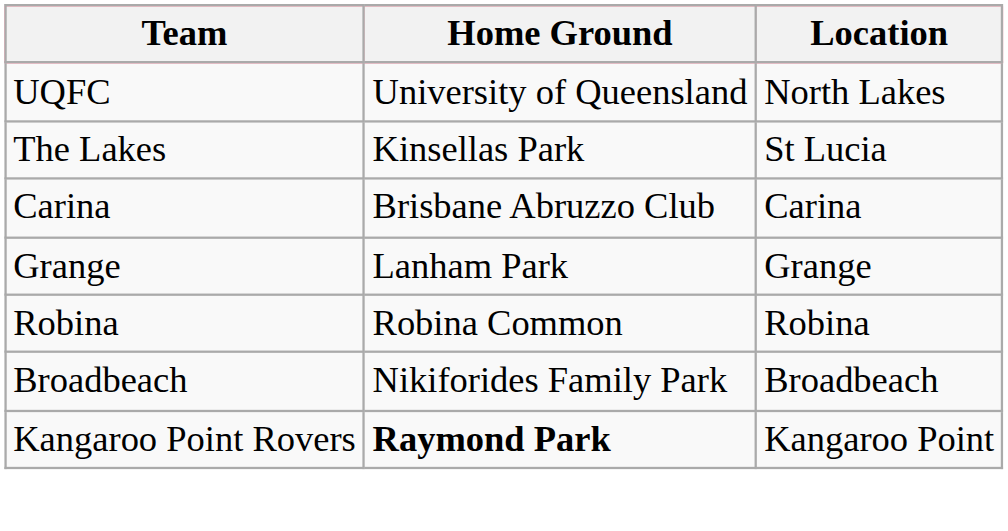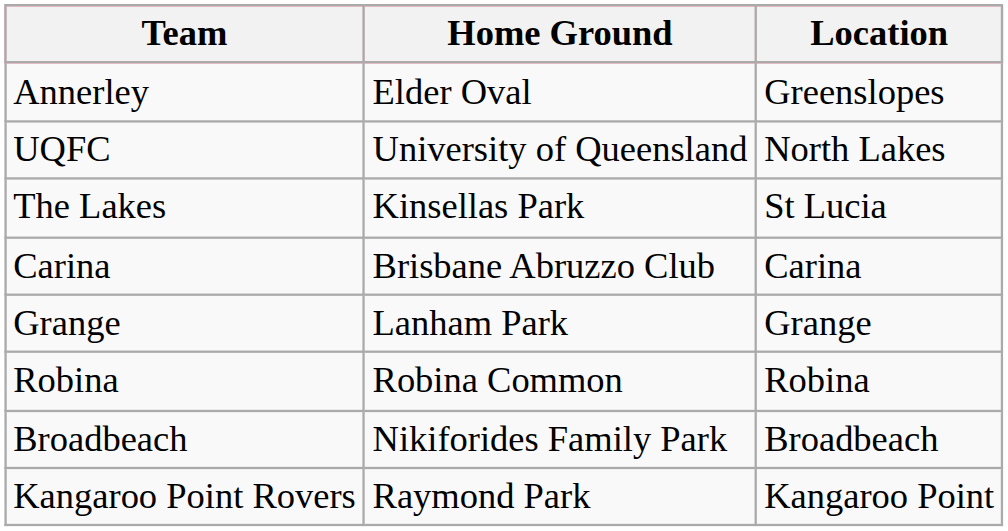+ row: (81, 91)
(492, 438) bold -> (481, 496) normal
